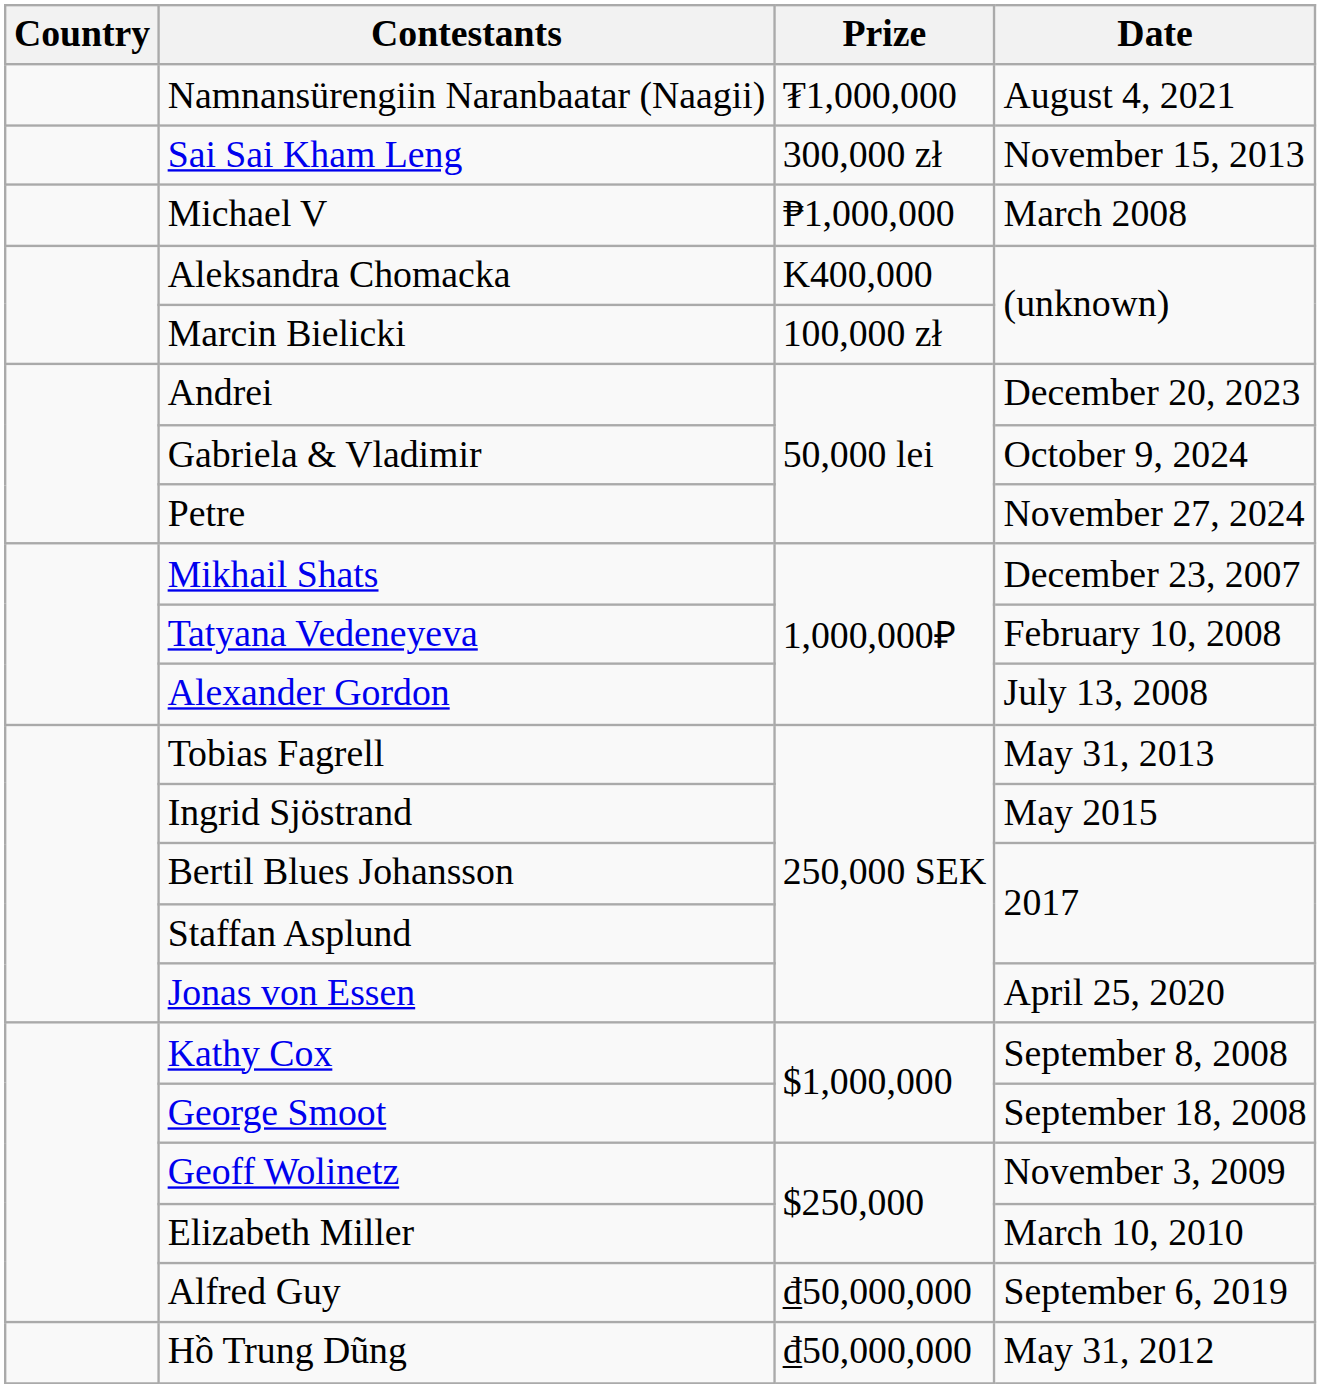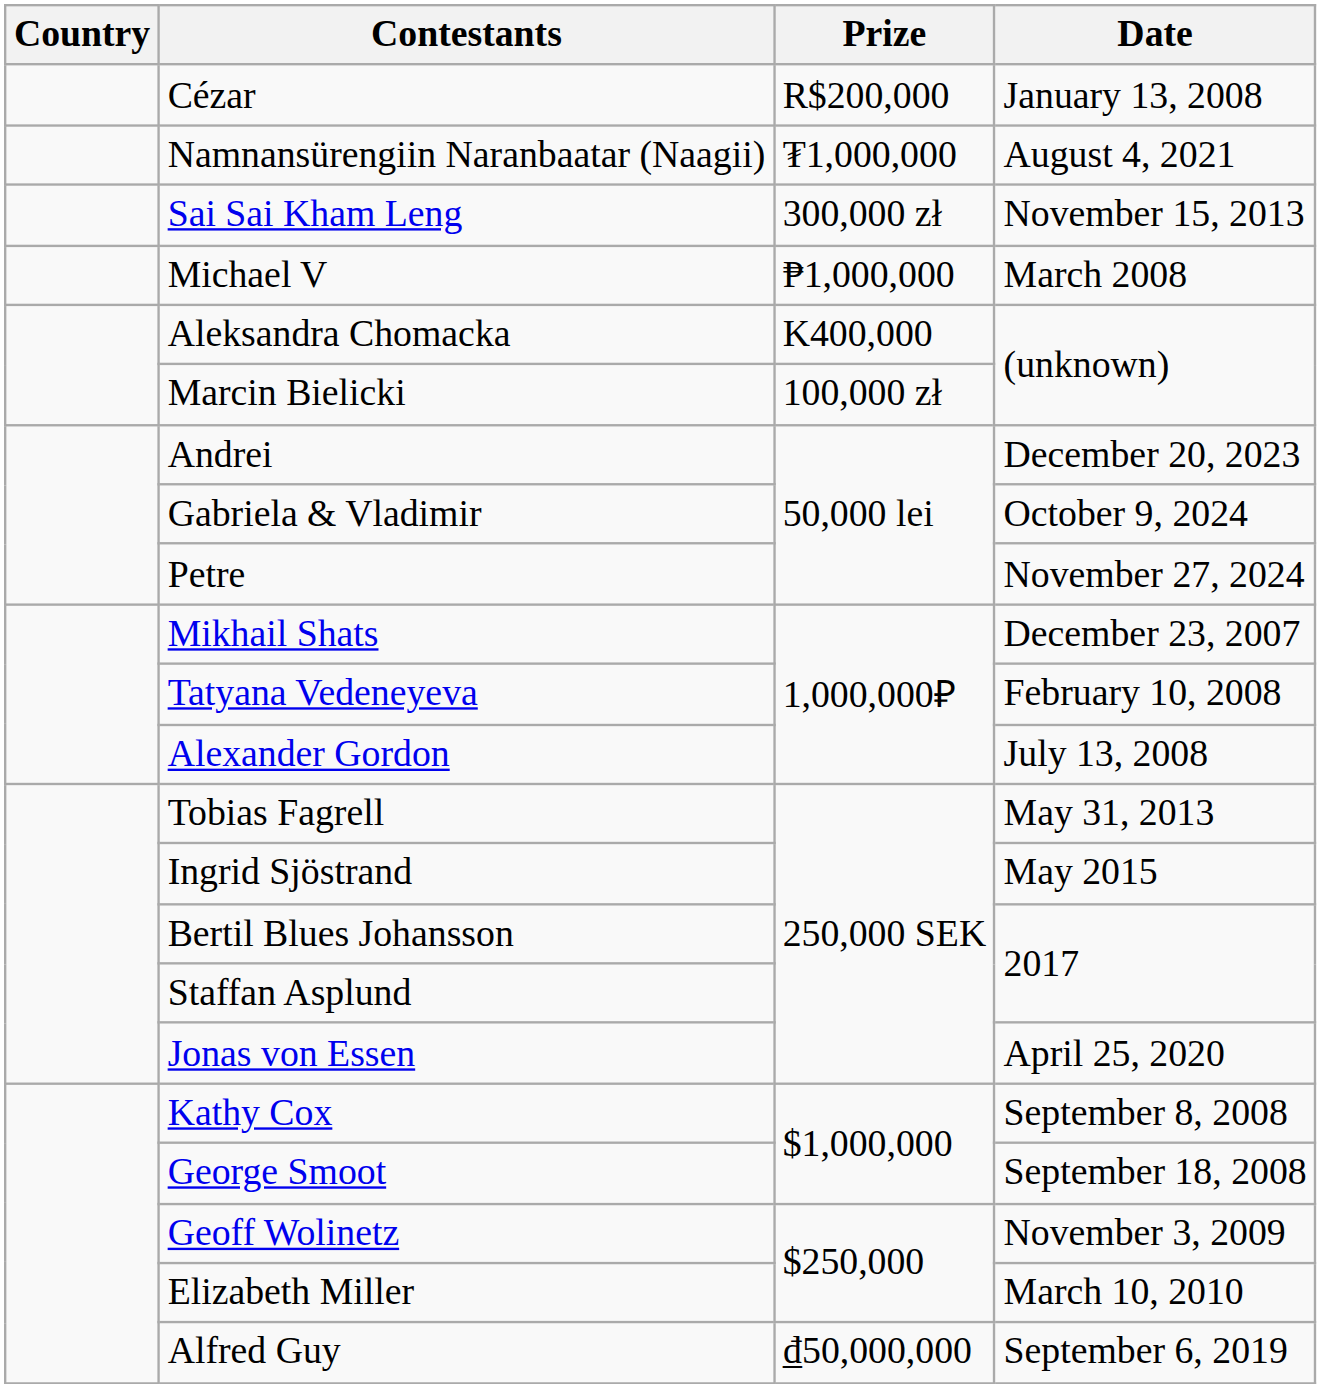+ row: (212, 94)
- row: (287, 1351)
